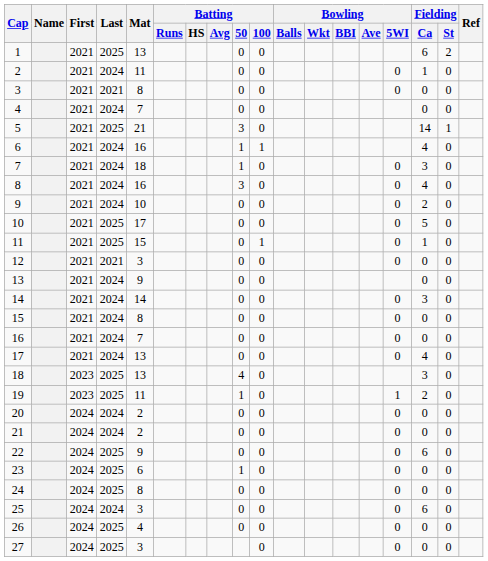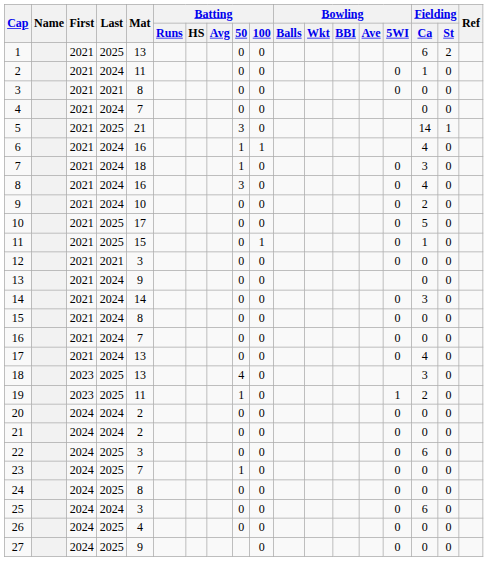(140, 451) 9 -> (140, 451) 3
(140, 470) 6 -> (140, 470) 7
(140, 546) 3 -> (140, 546) 9
